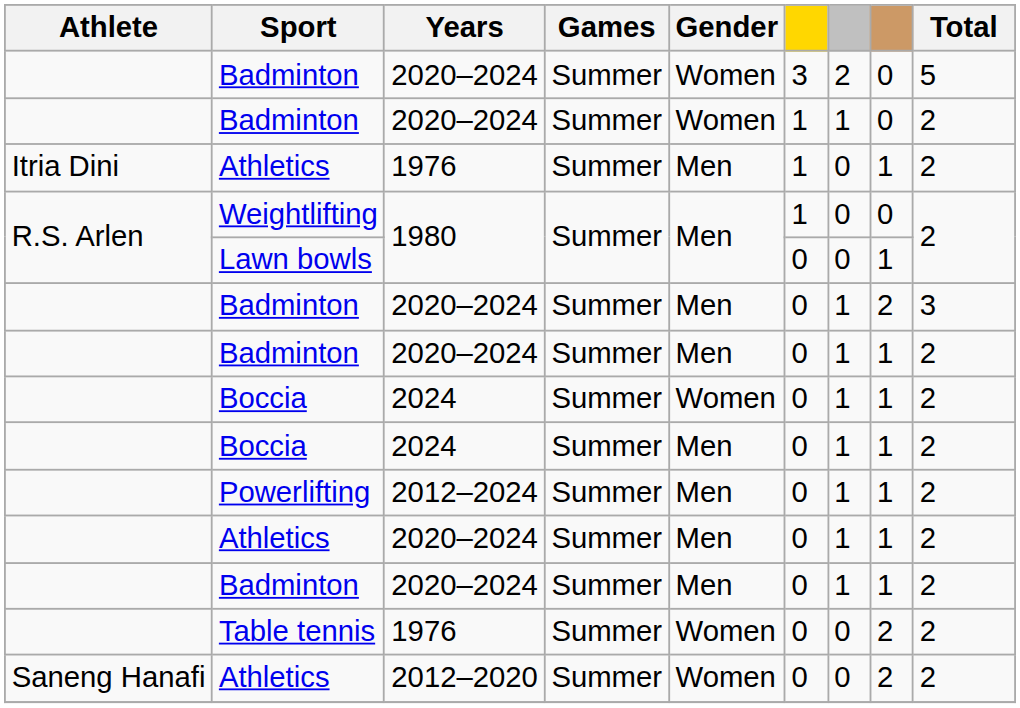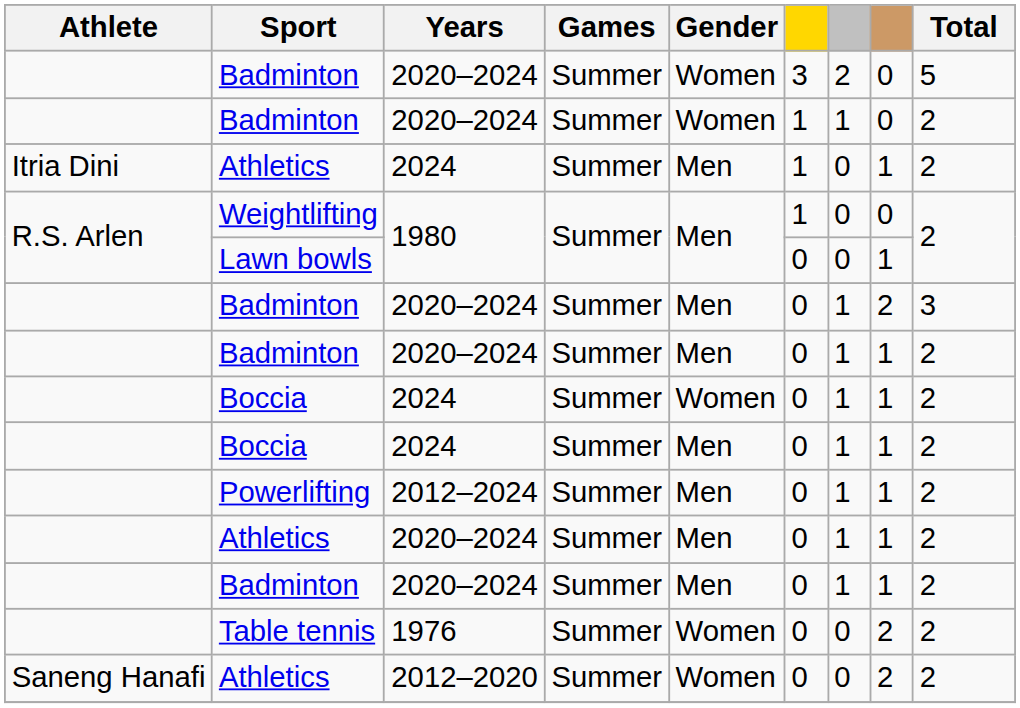(424, 167) 1976 -> (424, 167) 2024
